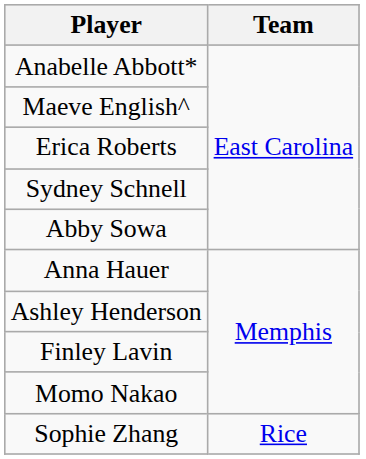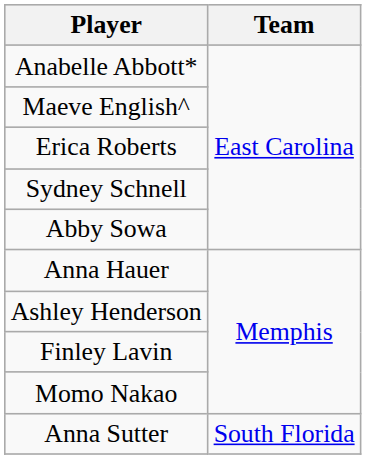- row: (106, 433)
+ row: (106, 433)
